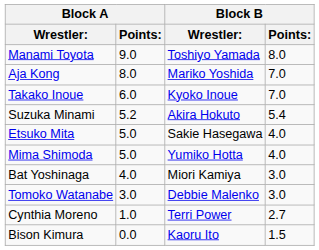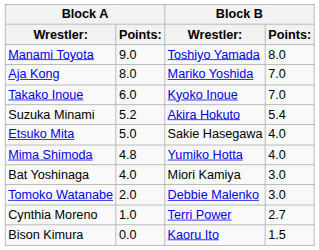(128, 154) 5.0 -> (128, 154) 4.8
(128, 194) 3.0 -> (128, 194) 2.0
